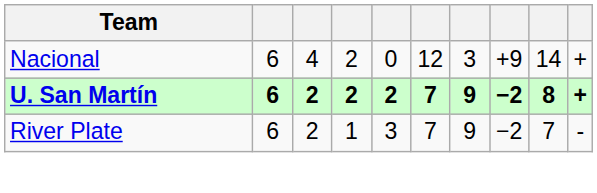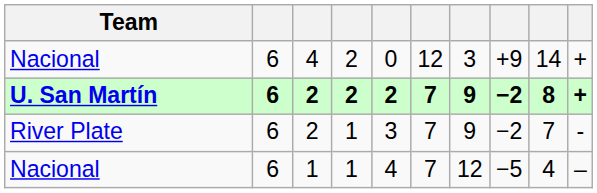+ row: (55, 168)
